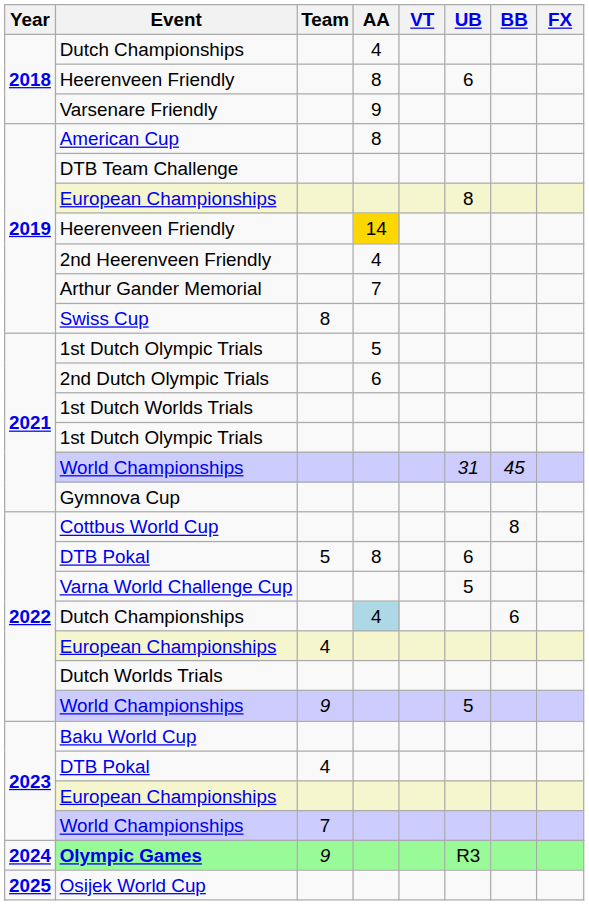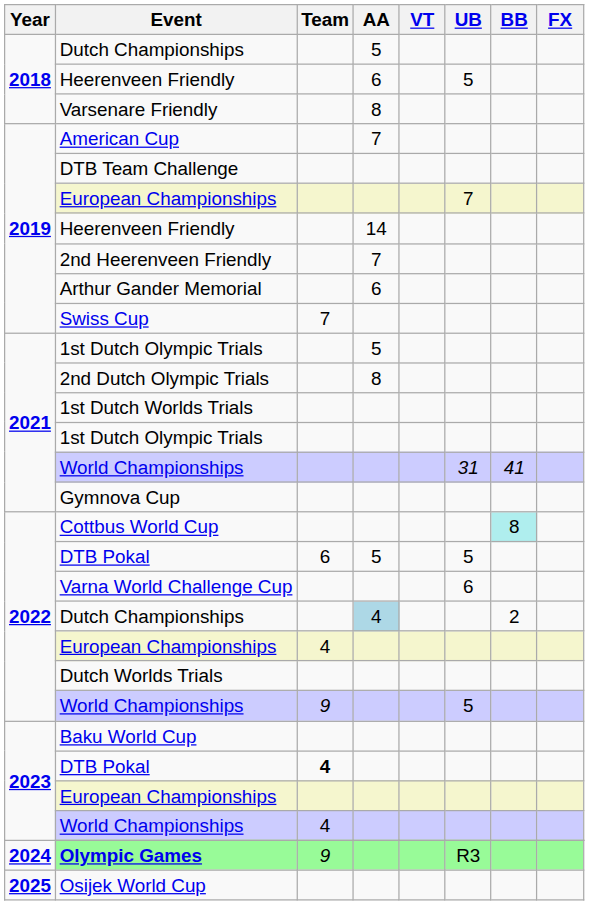(376, 50) 4 -> (376, 50) 5
(376, 79) 8 -> (376, 79) 6
(468, 79) 6 -> (468, 79) 5
(376, 109) 9 -> (376, 109) 8
(376, 139) 8 -> (376, 139) 7
(468, 199) 8 -> (468, 199) 7
(376, 229) gold background -> (376, 229) no background
(376, 258) 4 -> (376, 258) 7
(376, 288) 7 -> (376, 288) 6
(325, 318) 8 -> (325, 318) 7
(376, 378) 6 -> (376, 378) 8
(514, 467) 45 -> (514, 467) 41
(514, 527) no background -> (514, 527) paleturquoise background
(325, 557) 5 -> (325, 557) 6
(376, 557) 8 -> (376, 557) 5
(468, 557) 6 -> (468, 557) 5
(468, 587) 5 -> (468, 587) 6
(514, 616) 6 -> (514, 616) 2
(325, 766) normal -> (325, 766) bold
(325, 825) 7 -> (325, 825) 4
